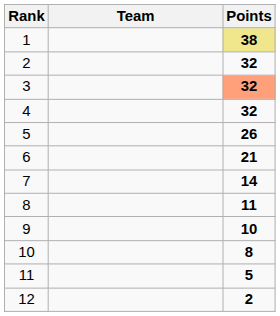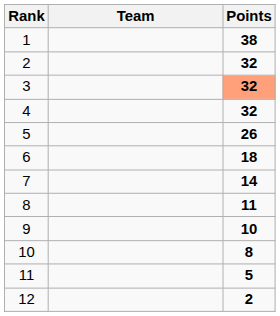(249, 39) khaki background -> (249, 39) no background
(249, 157) 21 -> (249, 157) 18
